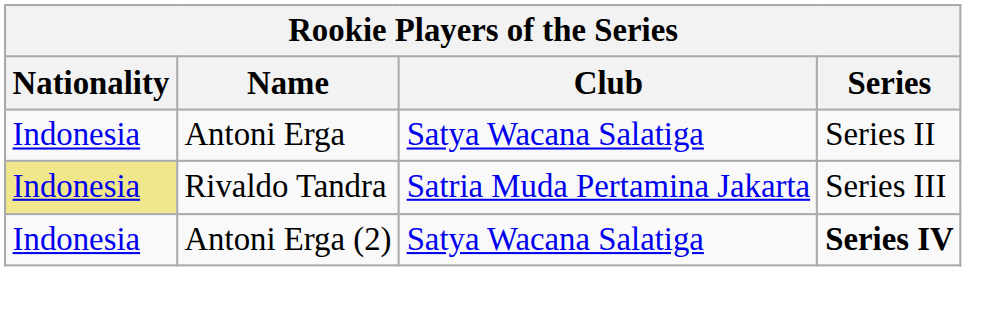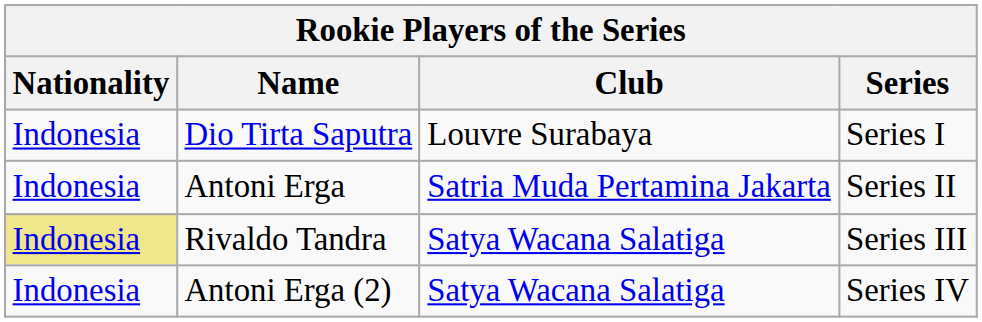+ row: (298, 134)
(555, 134) Satya Wacana Salatiga -> (629, 186) Satria Muda Pertamina Jakarta
(608, 186) Satria Muda Pertamina Jakarta -> (576, 238) Satya Wacana Salatiga
(889, 238) bold -> (907, 290) normal
